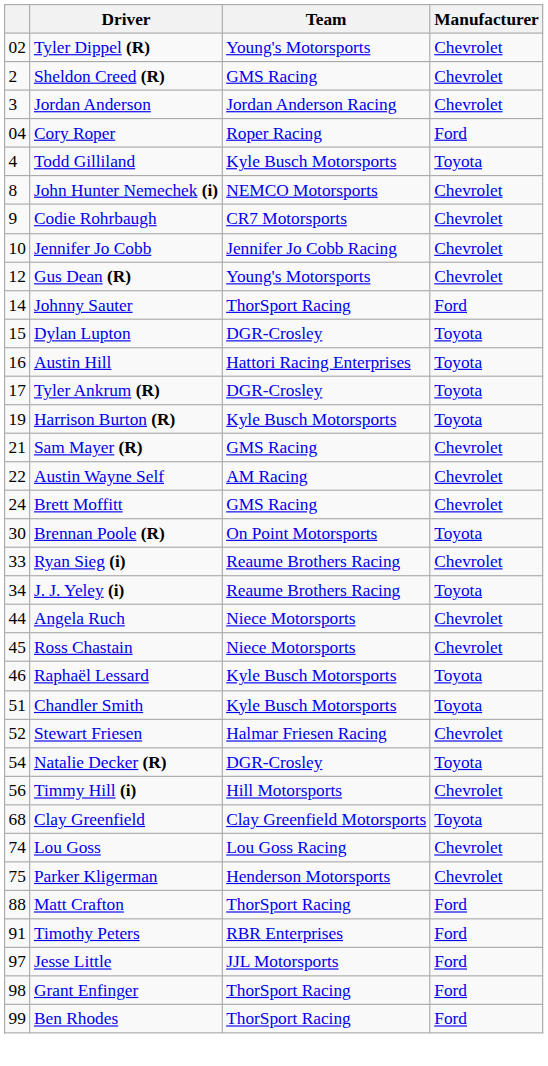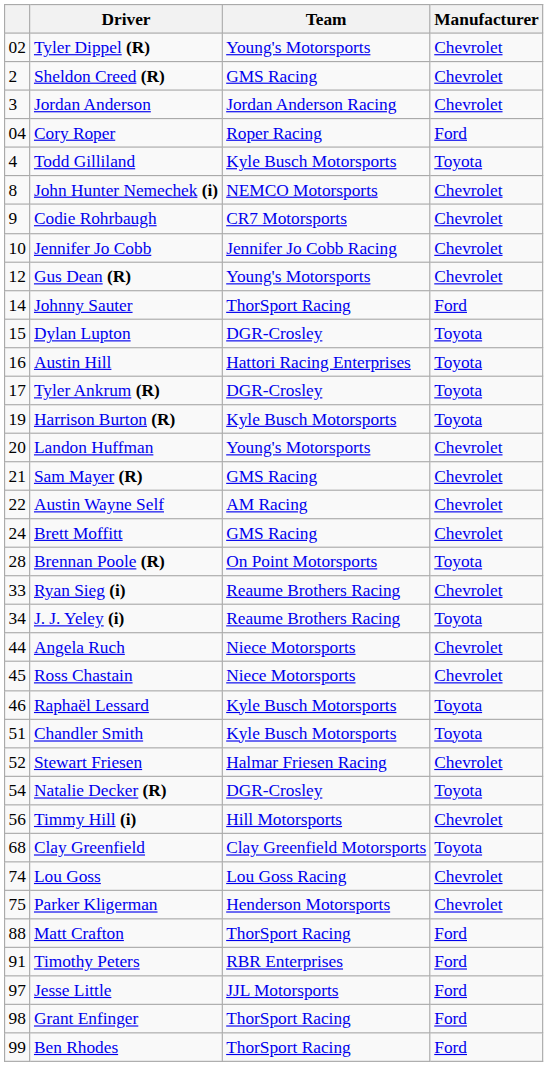+ row: (94, 447)
(17, 533) 30 -> (17, 561) 28
